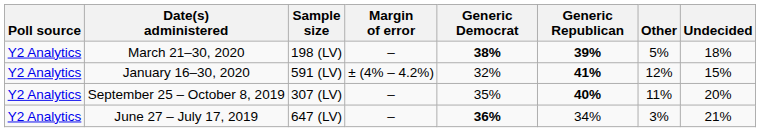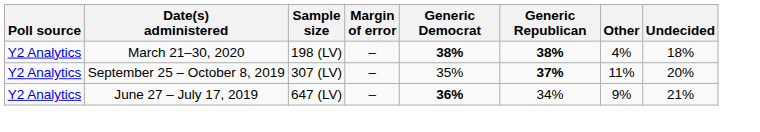(588, 52) 39% -> (550, 52) 38%
(659, 52) 5% -> (621, 52) 4%
- row: (186, 73)
(588, 95) 40% -> (550, 73) 37%
(659, 116) 3% -> (621, 95) 9%
